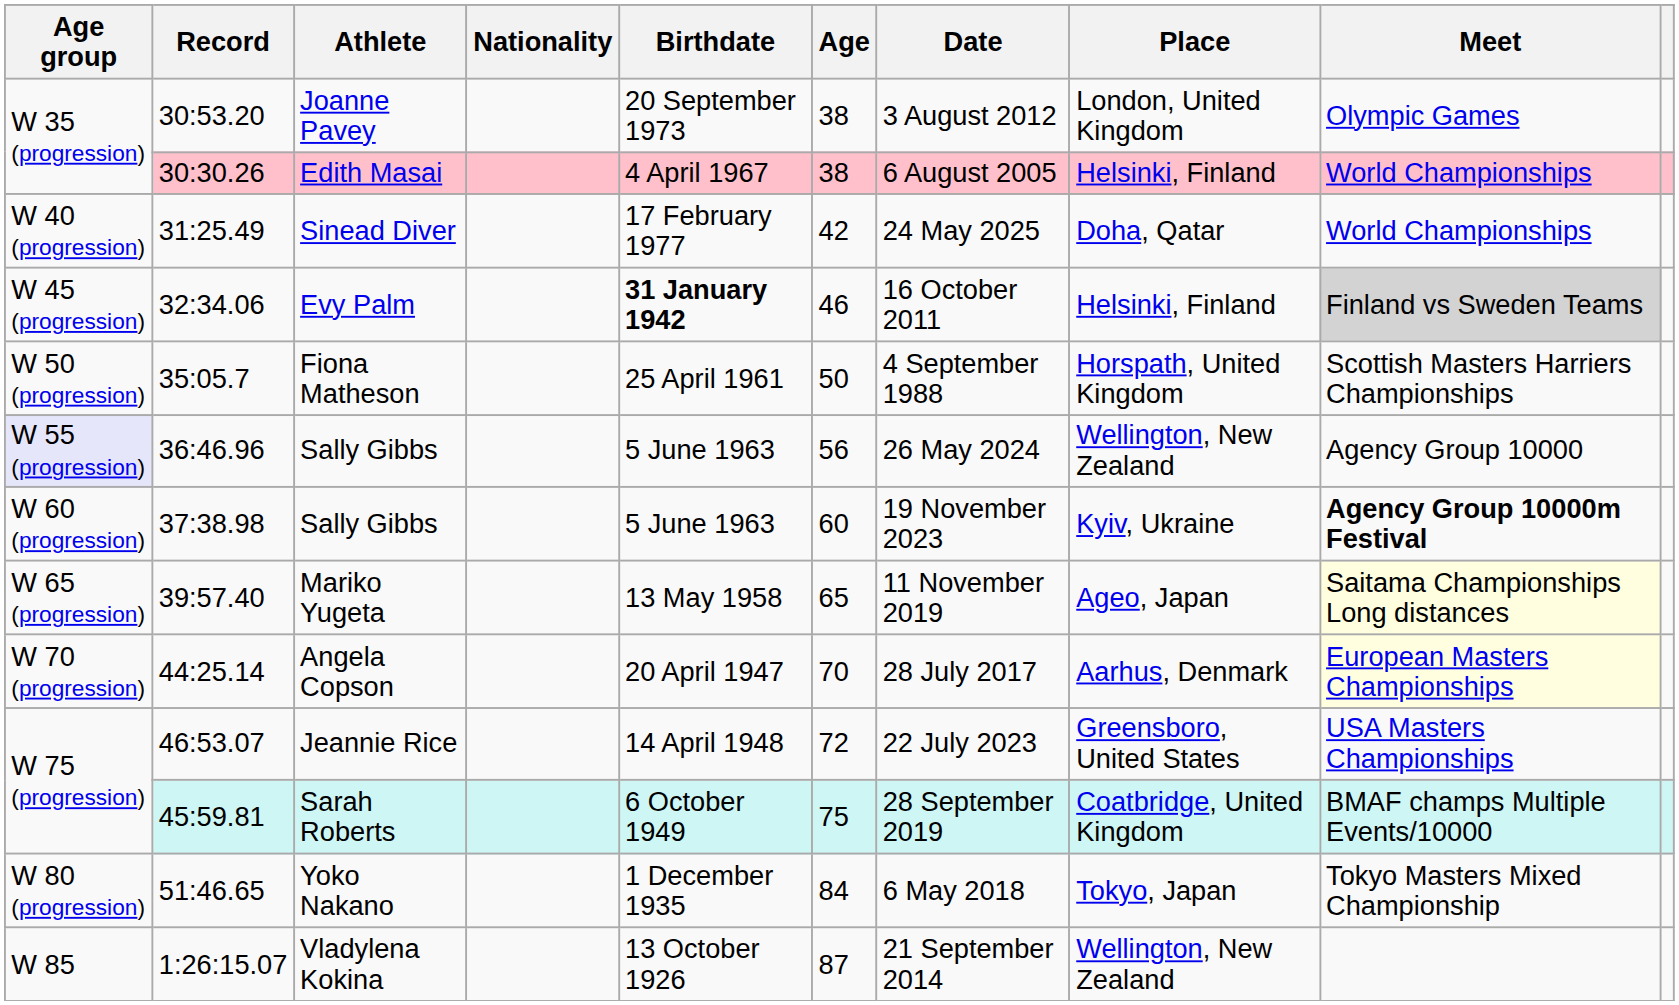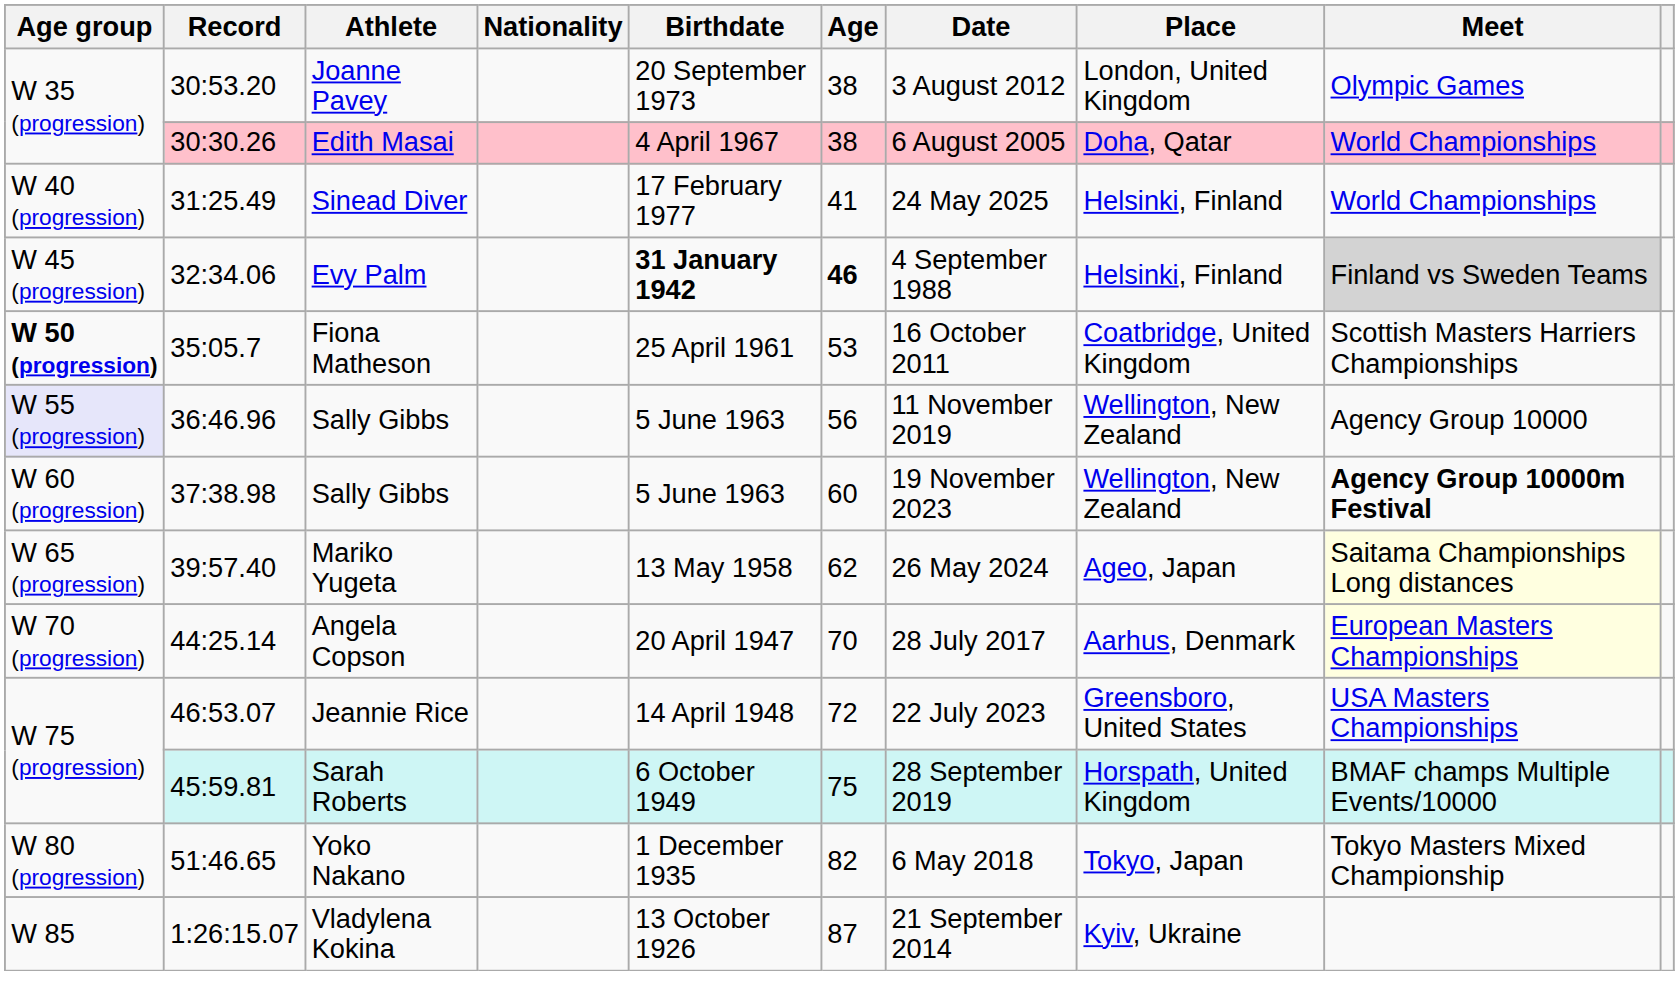(1176, 173) Helsinki, Finland -> (1158, 143) Doha, Qatar
(834, 231) 42 -> (842, 201) 41
(1150, 231) Doha, Qatar -> (1183, 201) Helsinki, Finland
(834, 305) normal -> (842, 274) bold
(950, 305) 16 October 2011 -> (969, 274) 4 September 1988
(78, 378) normal -> (84, 348) bold
(834, 378) 50 -> (842, 348) 53
(961, 378) 4 September 1988 -> (959, 348) 16 October 2011
(1178, 378) Horspath, United Kingdom -> (1197, 348) Coatbridge, United Kingdom
(961, 451) 26 May 2024 -> (972, 421) 11 November 2019
(1155, 524) Kyiv, Ukraine -> (1181, 494) Wellington, New Zealand
(834, 598) 65 -> (842, 567) 62
(963, 598) 11 November 2019 -> (970, 567) 26 May 2024
(1190, 817) Coatbridge, United Kingdom -> (1186, 787) Horspath, United Kingdom
(834, 891) 84 -> (842, 860) 82
(1174, 964) Wellington, New Zealand -> (1163, 934) Kyiv, Ukraine
